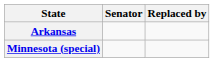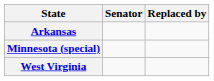+ row: (53, 66)
